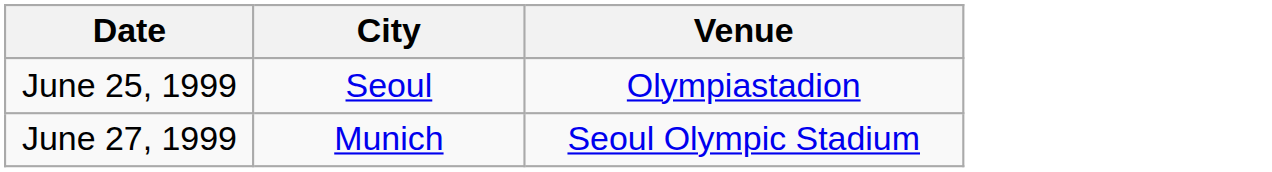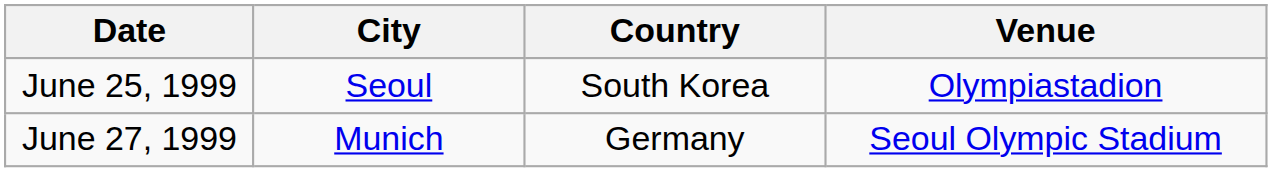+ column: (675, 31)
